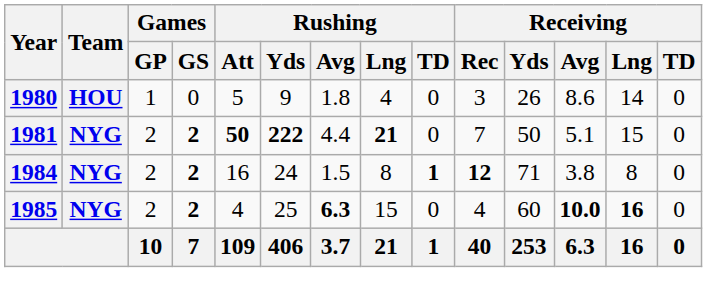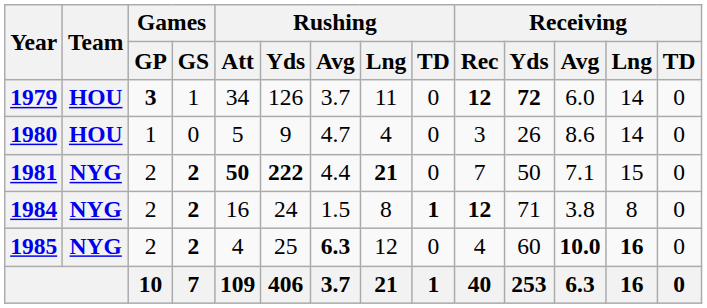+ row: (34, 97)
(336, 97) 1.8 -> (336, 135) 4.7
(580, 135) 5.1 -> (580, 172) 7.1
(386, 209) 15 -> (386, 246) 12
